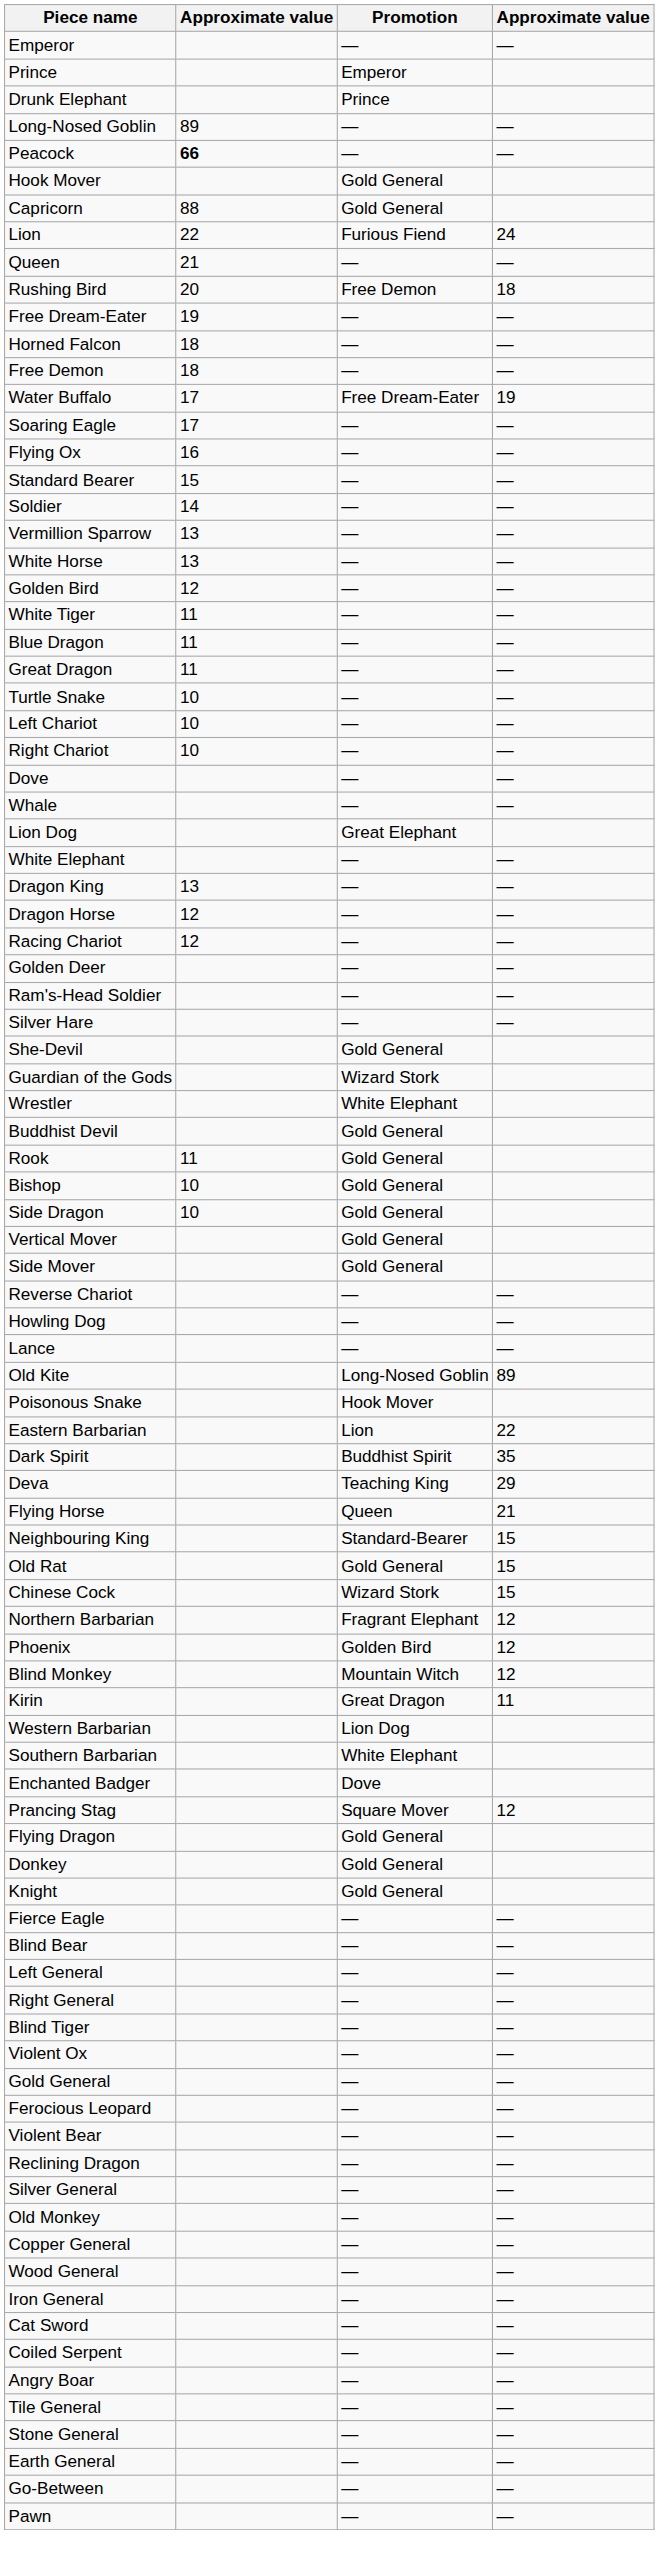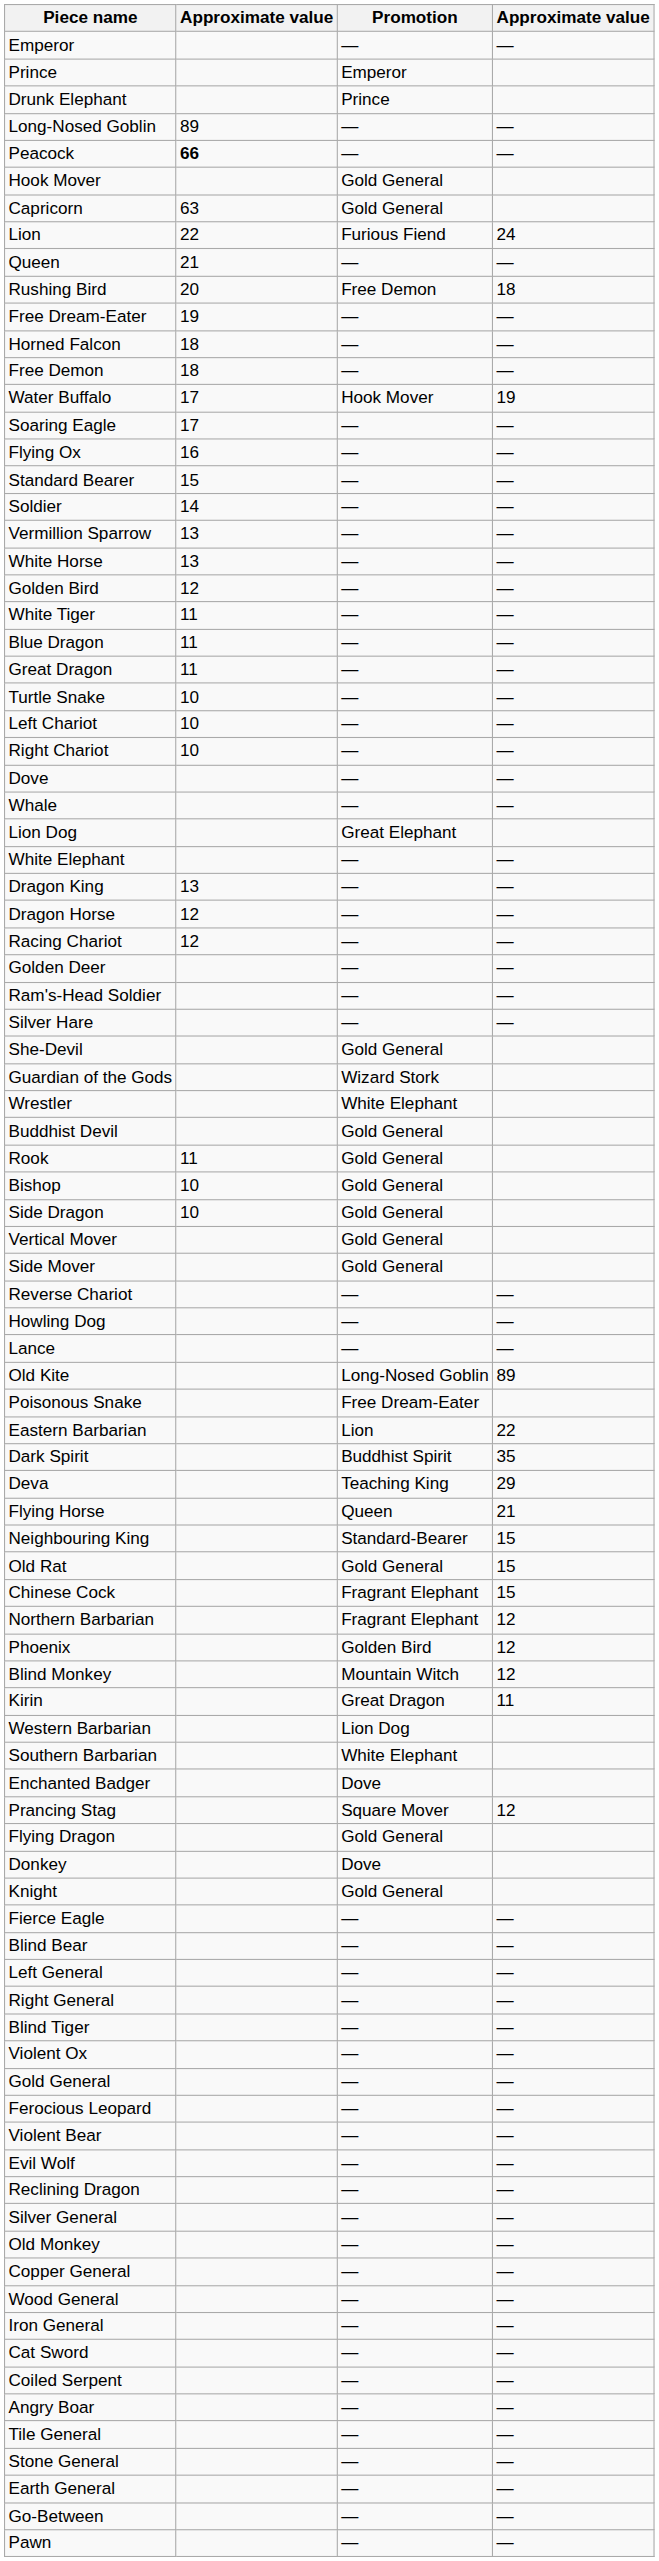(190, 208) 88 -> (190, 208) 63
(410, 398) Free Dream-Eater -> (387, 398) Hook Mover
(387, 1402) Hook Mover -> (410, 1402) Free Dream-Eater
(390, 1592) Wizard Stork -> (410, 1592) Fragrant Elephant
(392, 1864) Gold General -> (361, 1864) Dove
+ row: (42, 2163)
